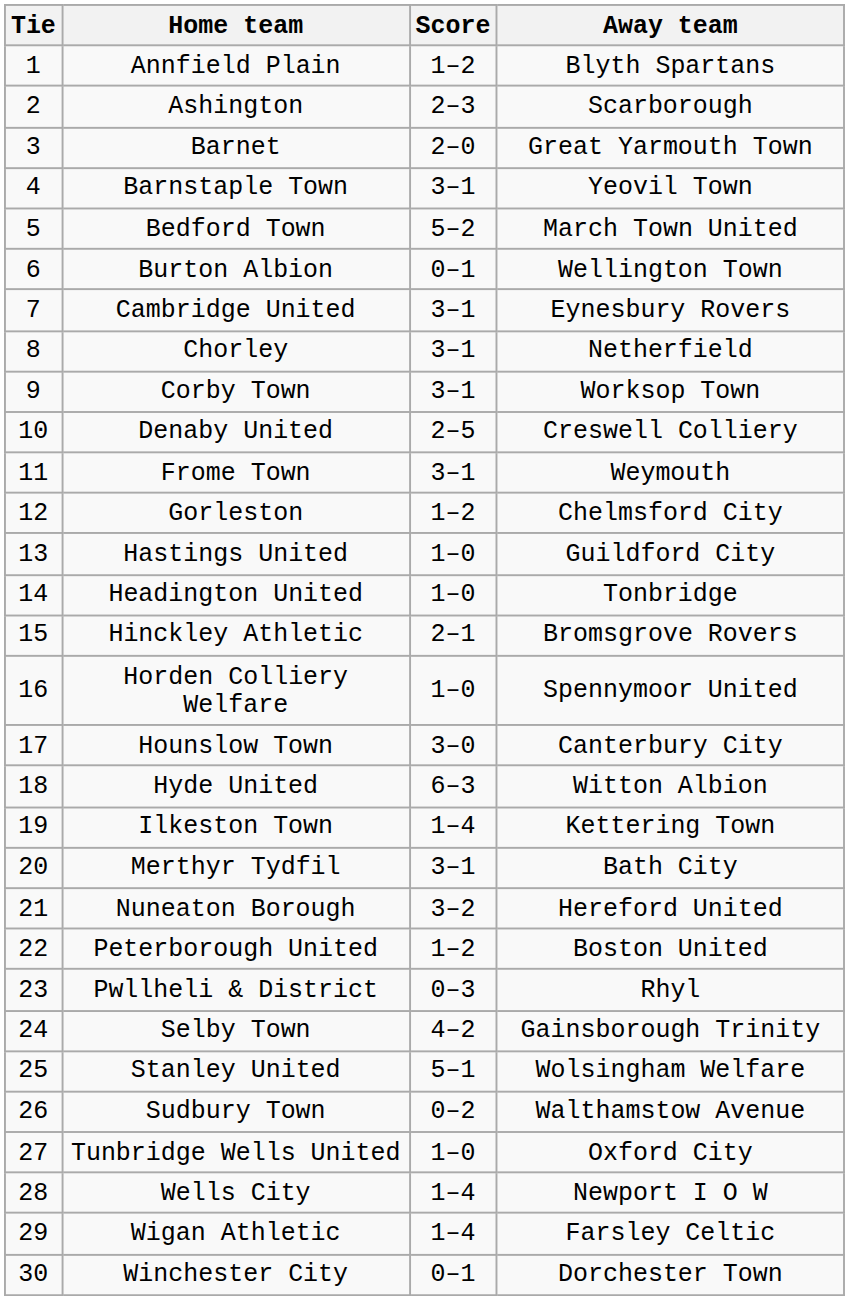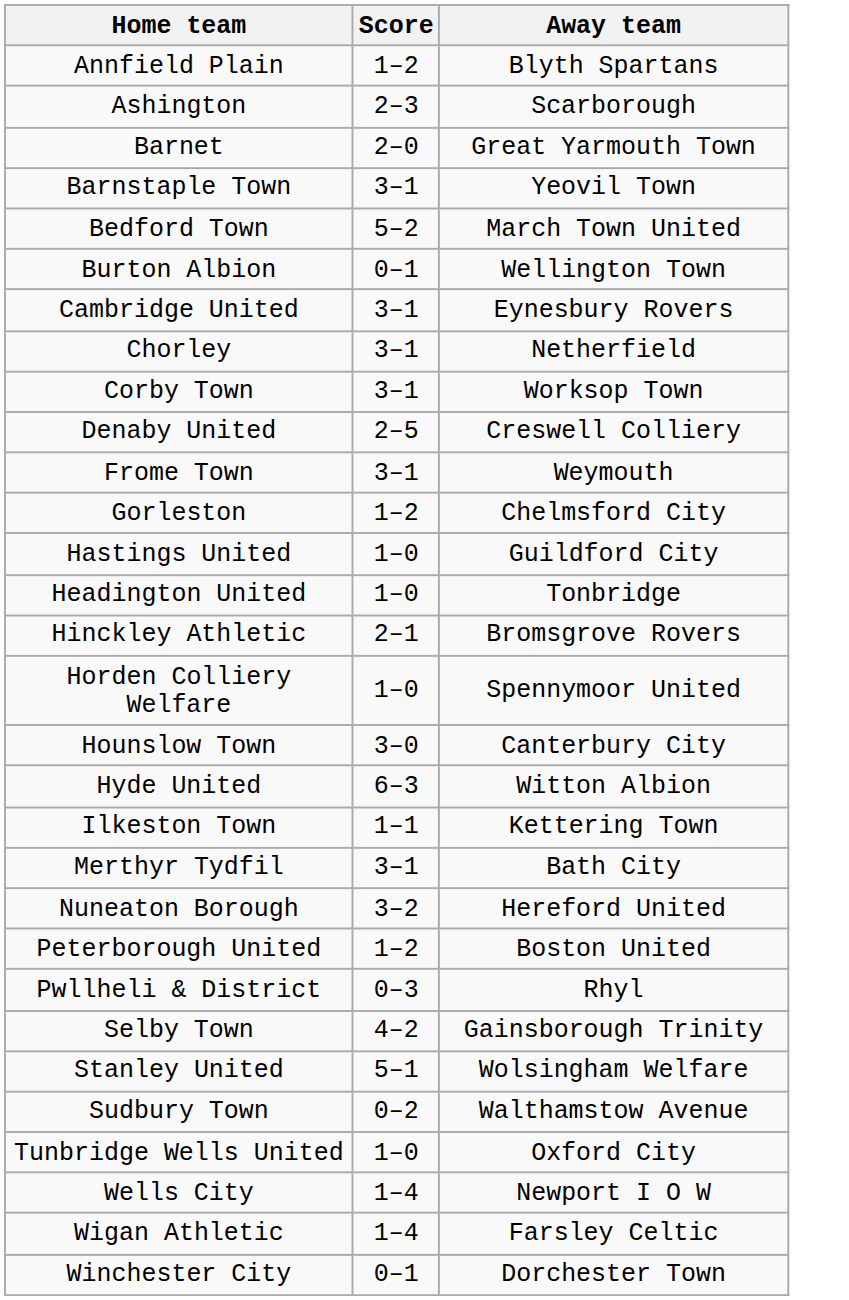- column: (33, 25)
(453, 827) 1–4 -> (396, 827) 1–1
